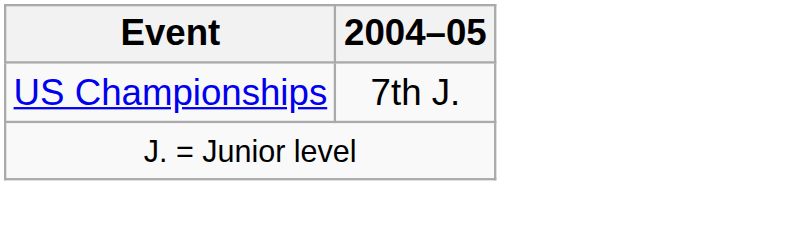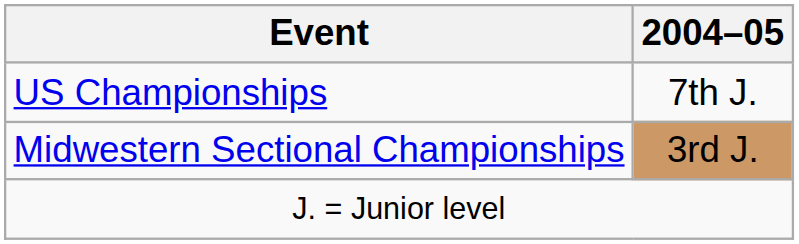+ row: (319, 149)
